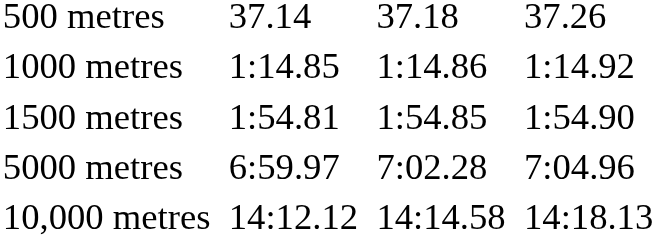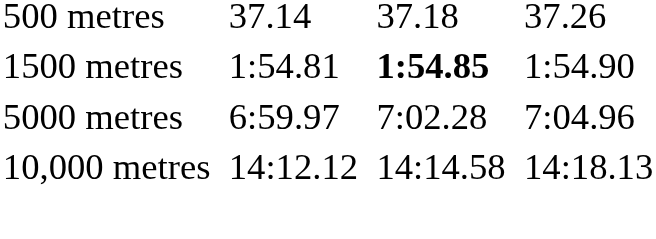- row: (93, 66)
(432, 116) normal -> (433, 66) bold
